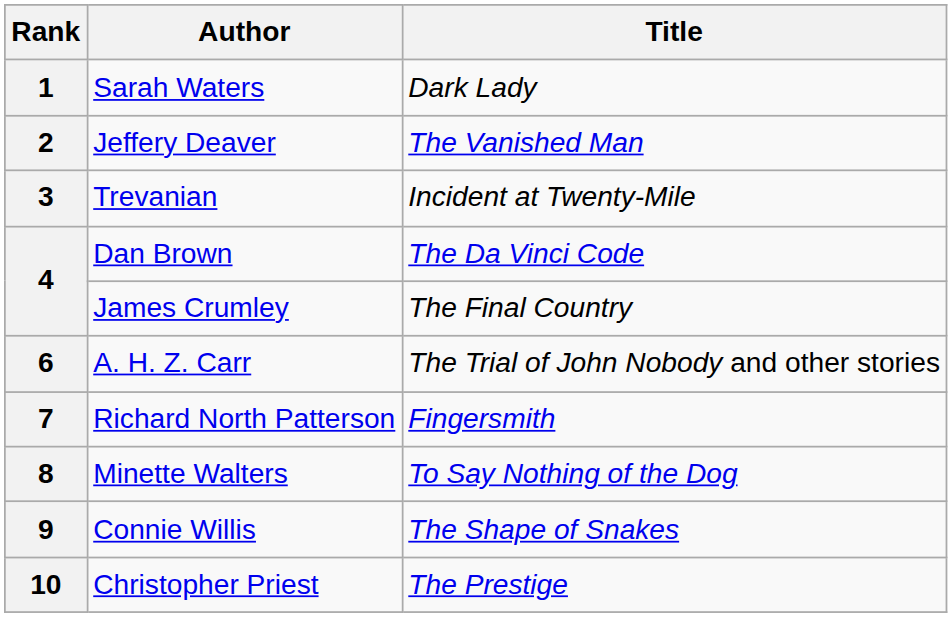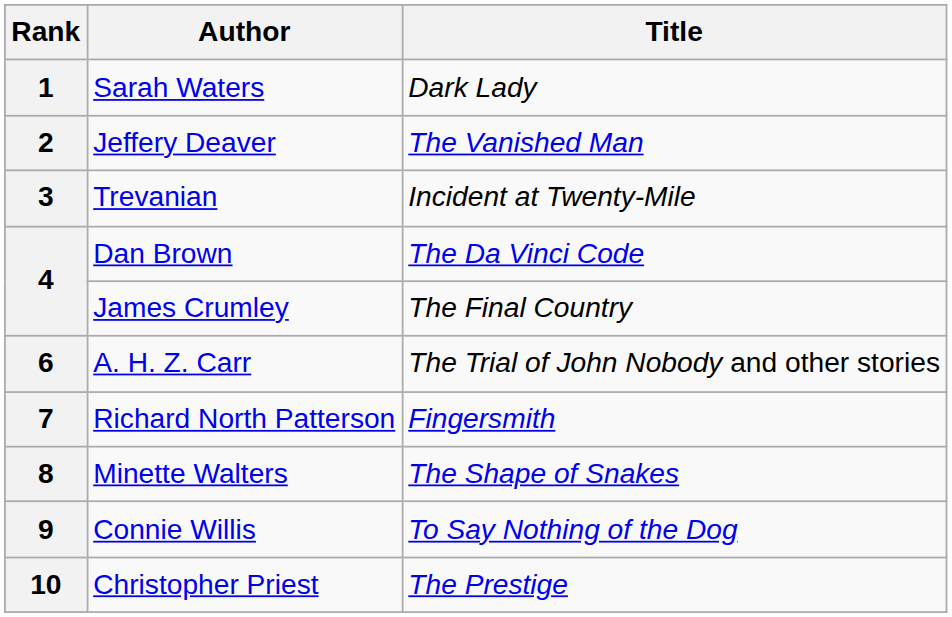(573, 473) To Say Nothing of the Dog -> (544, 473) The Shape of Snakes
(544, 529) The Shape of Snakes -> (573, 529) To Say Nothing of the Dog
